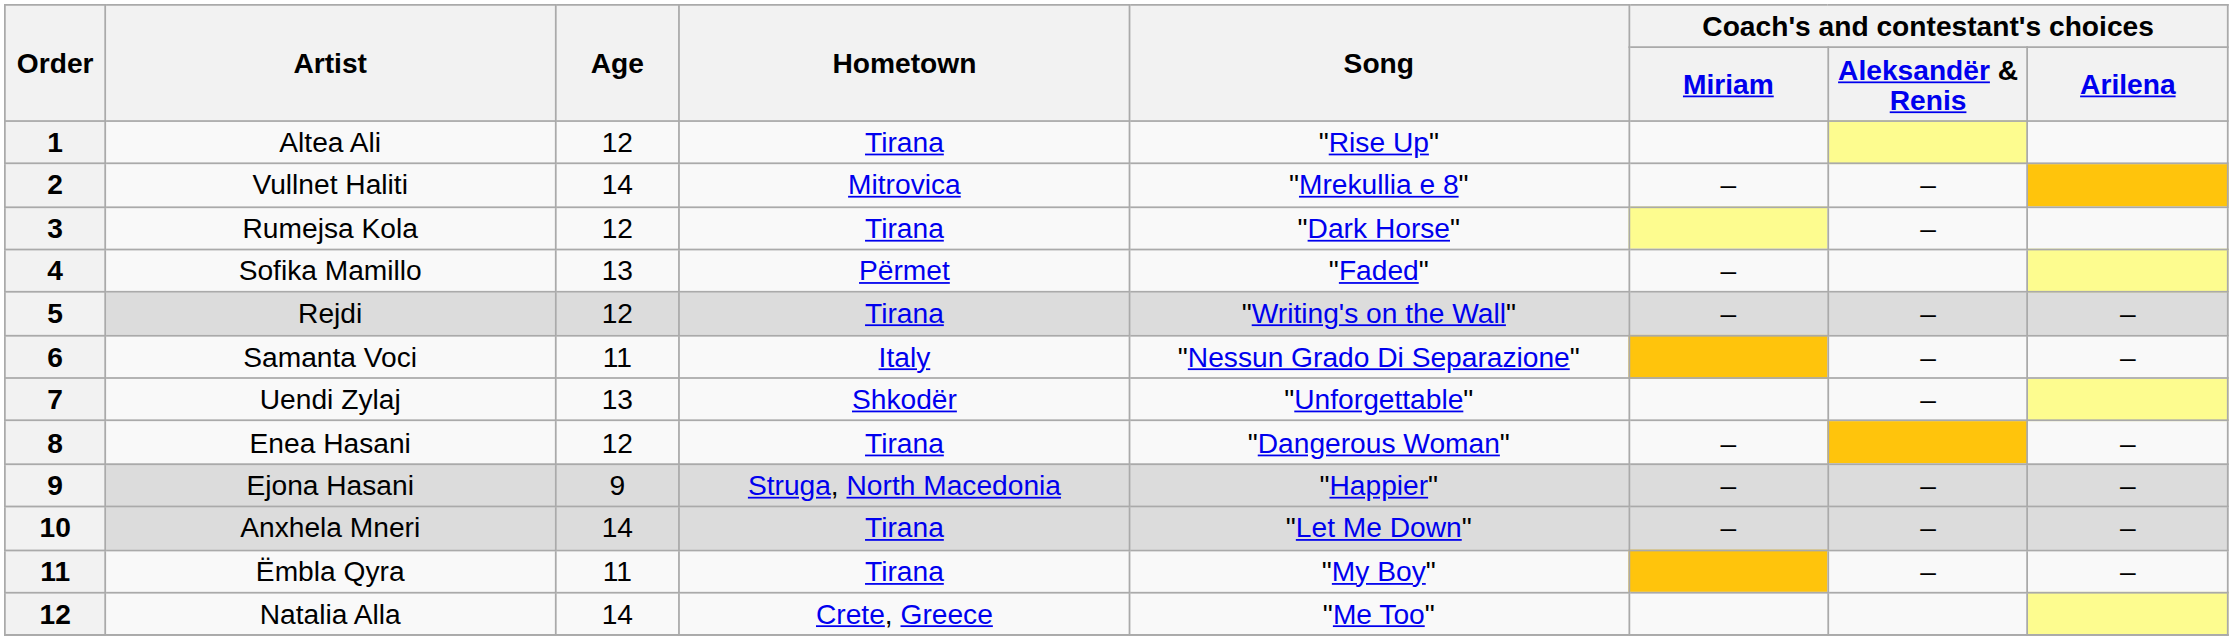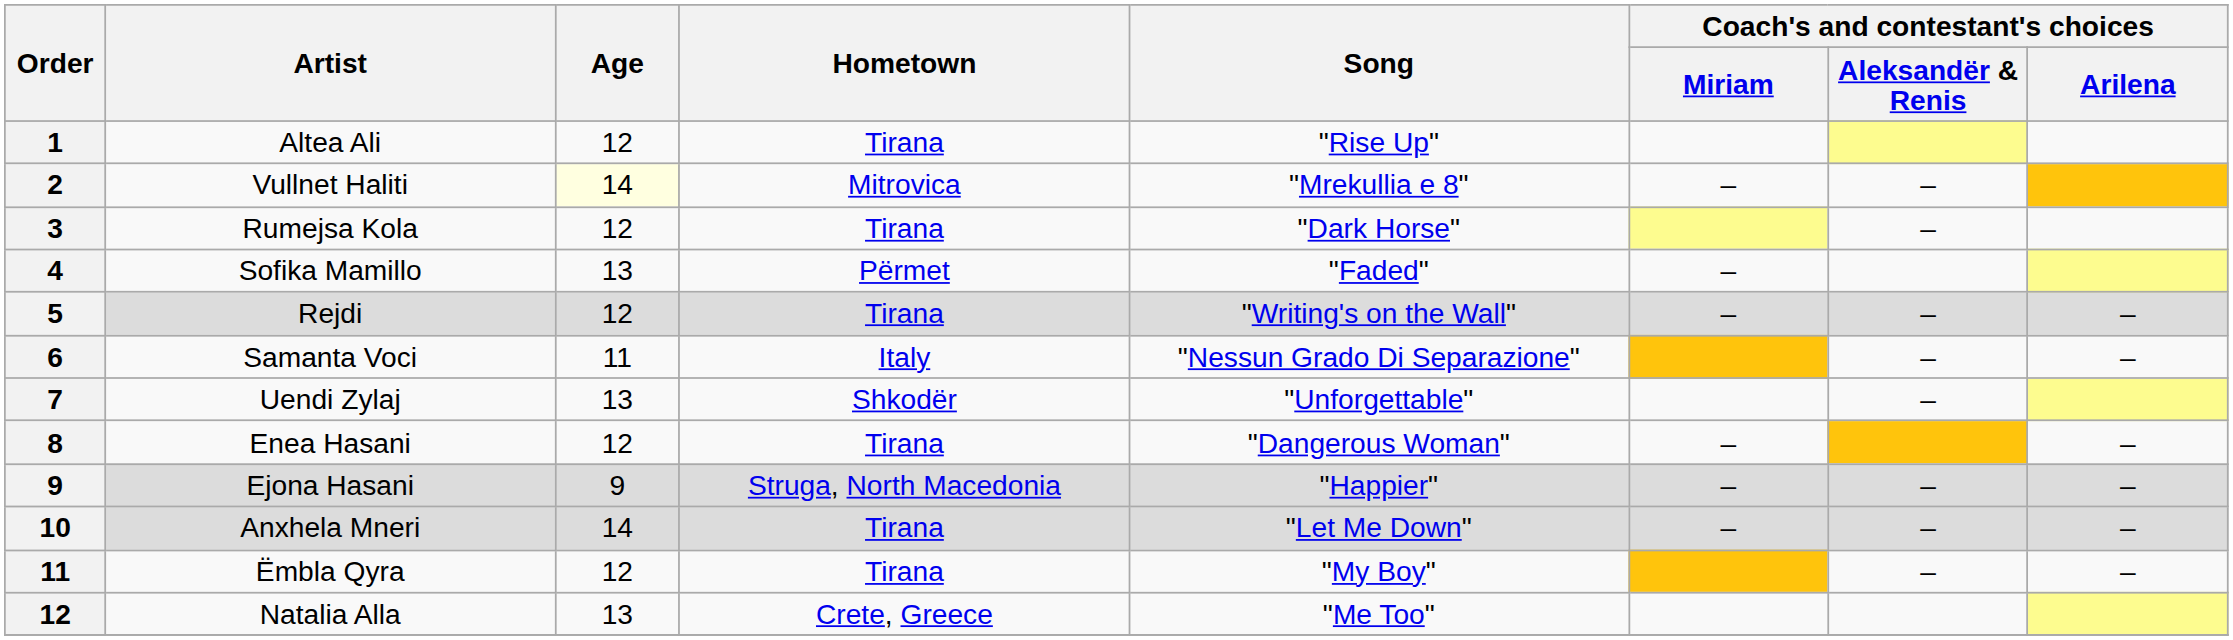(617, 185) no background -> (617, 185) lightyellow background
(617, 571) 11 -> (617, 571) 12
(617, 614) 14 -> (617, 614) 13
